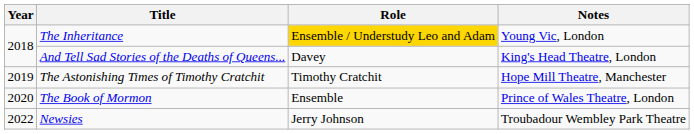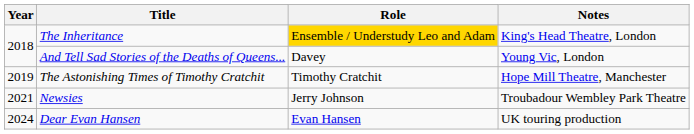(552, 35) Young Vic, London -> (579, 35) King's Head Theatre, London
(579, 56) King's Head Theatre, London -> (552, 56) Young Vic, London
- row: (96, 98)
(21, 118) 2022 -> (21, 98) 2021
+ row: (90, 118)
